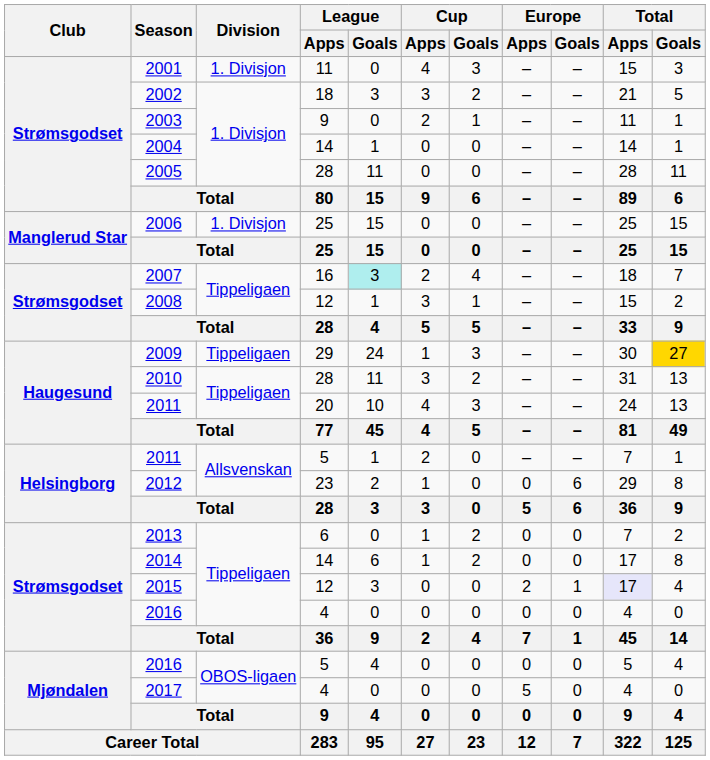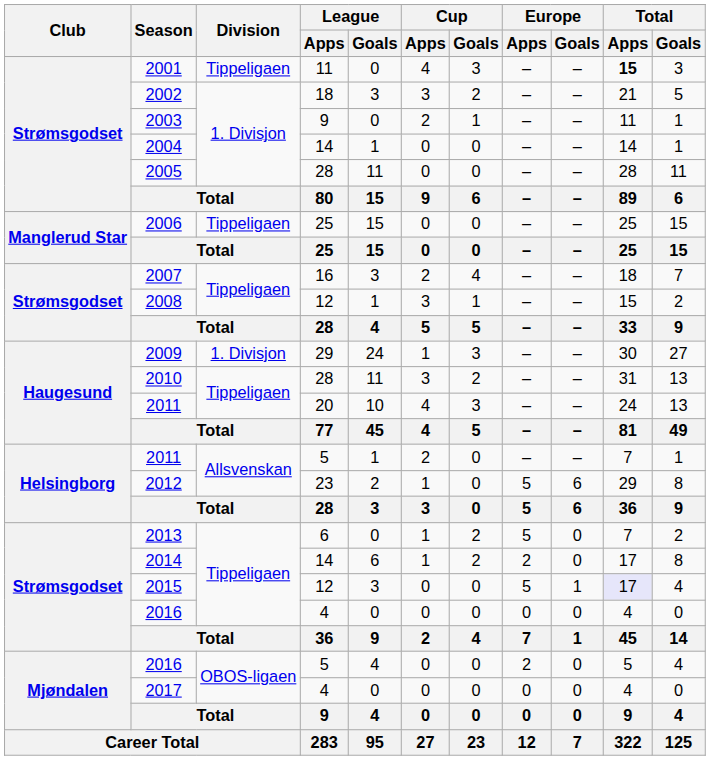(248, 69) 1. Divisjon -> (248, 69) Tippeligaen
(628, 69) normal -> (628, 69) bold
(248, 224) 1. Divisjon -> (248, 224) Tippeligaen
(375, 276) paleturquoise background -> (375, 276) no background
(248, 353) Tippeligaen -> (248, 353) 1. Divisjon
(678, 353) gold background -> (678, 353) no background
(527, 483) 0 -> (527, 483) 5
(527, 535) 0 -> (527, 535) 5
(527, 560) 0 -> (527, 560) 2
(527, 586) 2 -> (527, 586) 5
(527, 664) 0 -> (527, 664) 2
(527, 690) 5 -> (527, 690) 0
